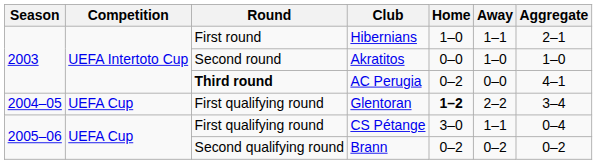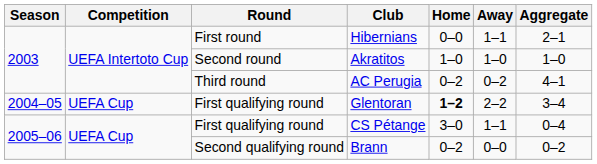(451, 37) 1–0 -> (451, 37) 0–0
(451, 59) 0–0 -> (451, 59) 1–0
(234, 81) bold -> (230, 81) normal
(495, 81) 0–0 -> (495, 81) 0–2
(495, 147) 0–2 -> (495, 147) 0–0
